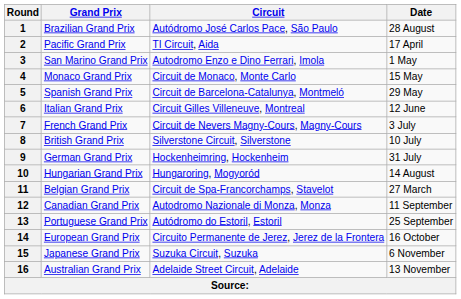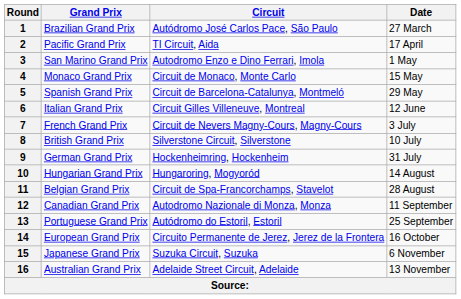(412, 28) 28 August -> (410, 28) 27 March
(410, 189) 27 March -> (412, 189) 28 August
